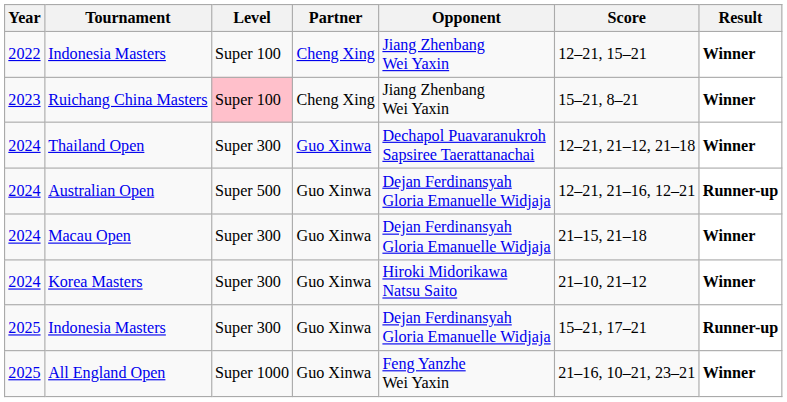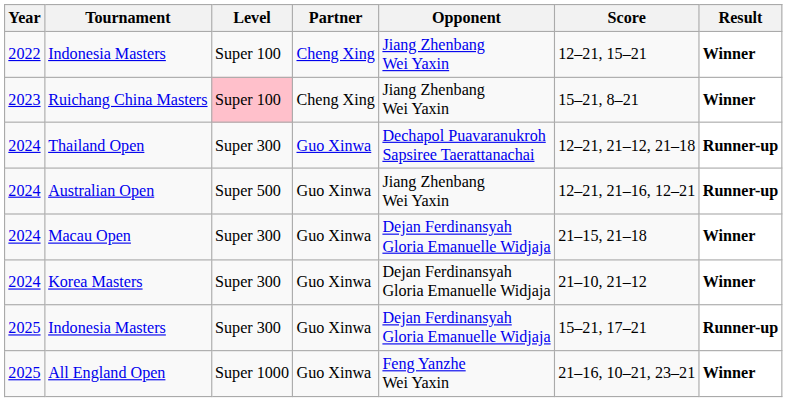(729, 145) Winner -> (741, 145) Runner-up
(467, 191) Dejan Ferdinansyah Gloria Emanuelle Widjaja -> (434, 191) Jiang Zhenbang Wei Yaxin
(445, 282) Hiroki Midorikawa Natsu Saito -> (467, 282) Dejan Ferdinansyah Gloria Emanuelle Widjaja
